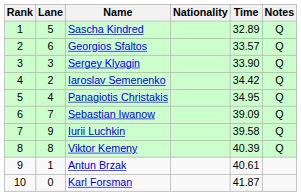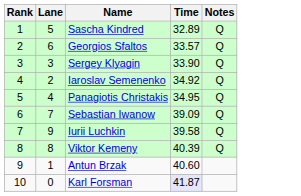- column: (200, 13)
(246, 81) 34.42 -> (186, 81) 34.92
(246, 166) 40.61 -> (186, 166) 40.60
(246, 183) no background -> (186, 183) lavender background
